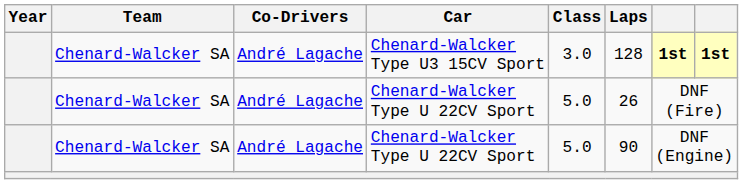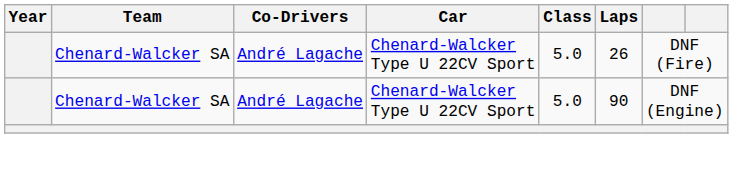- row: (28, 55)
